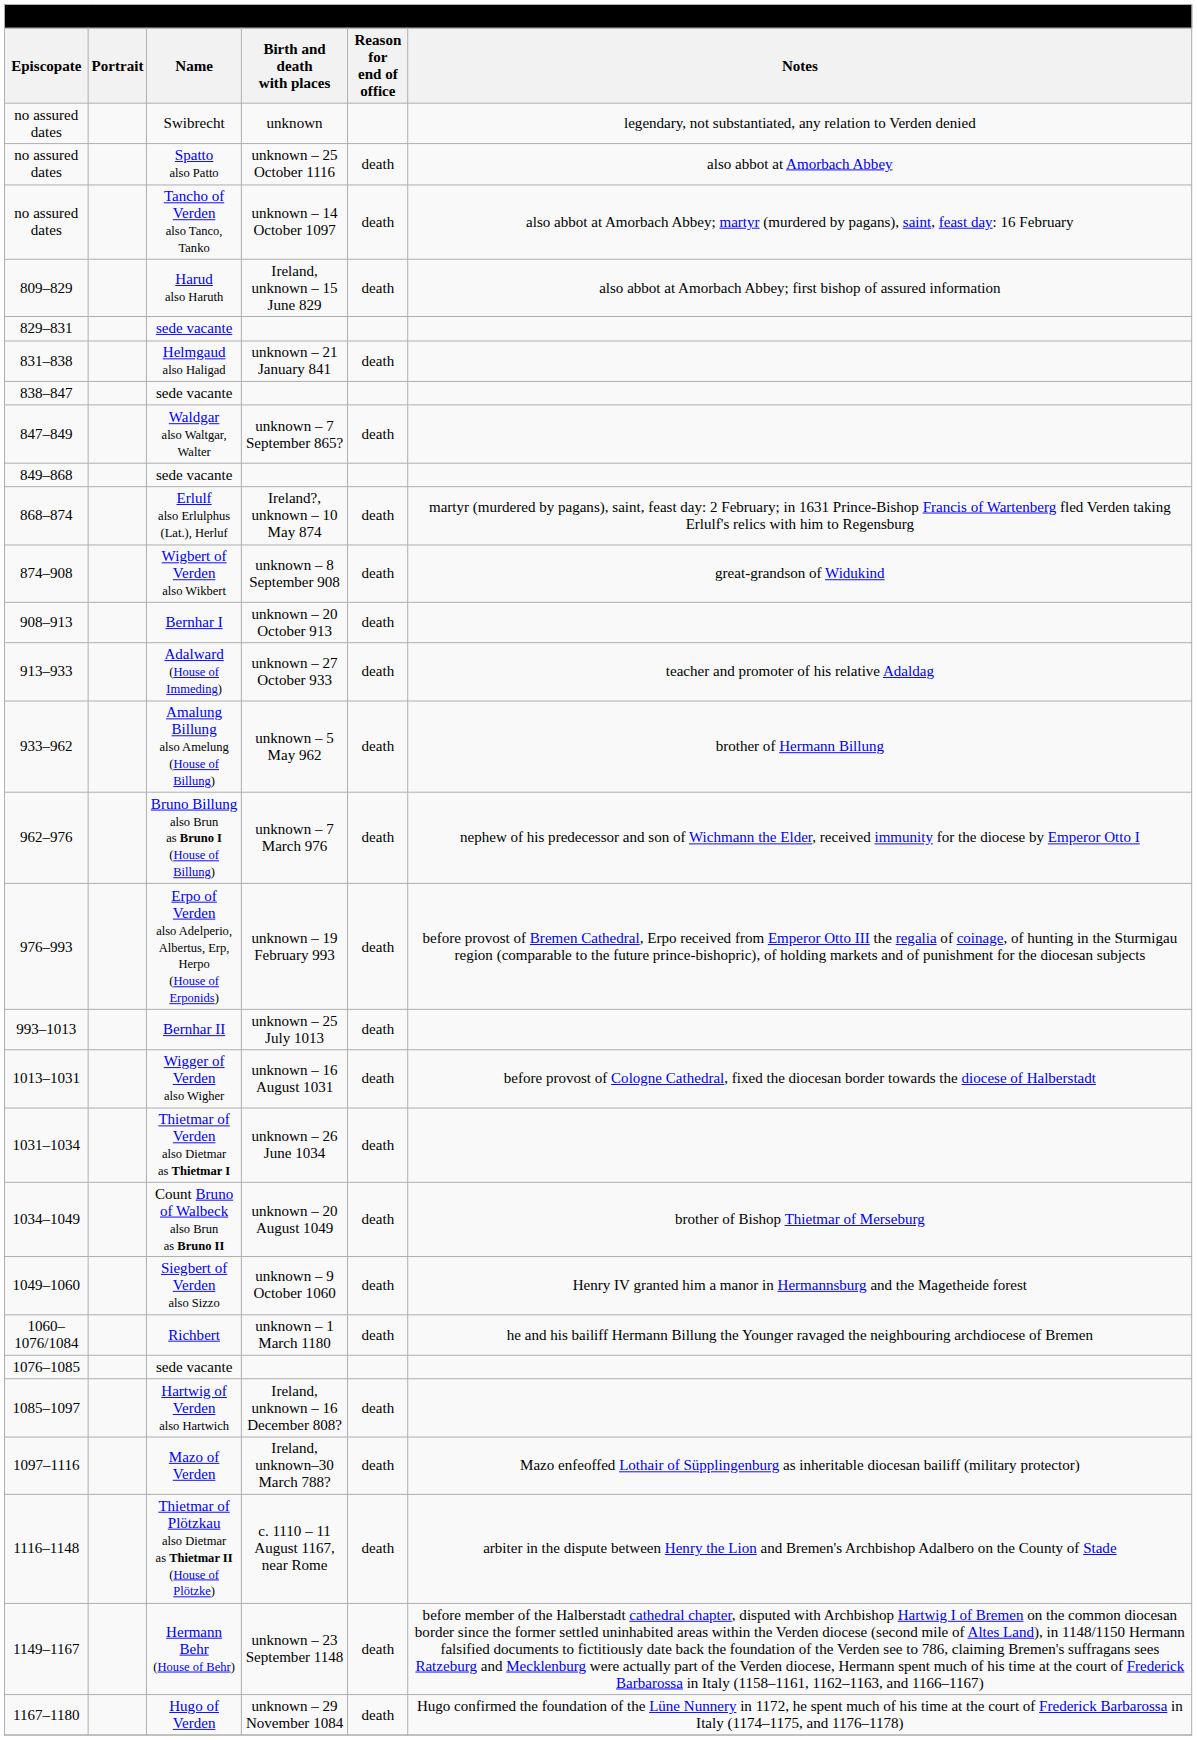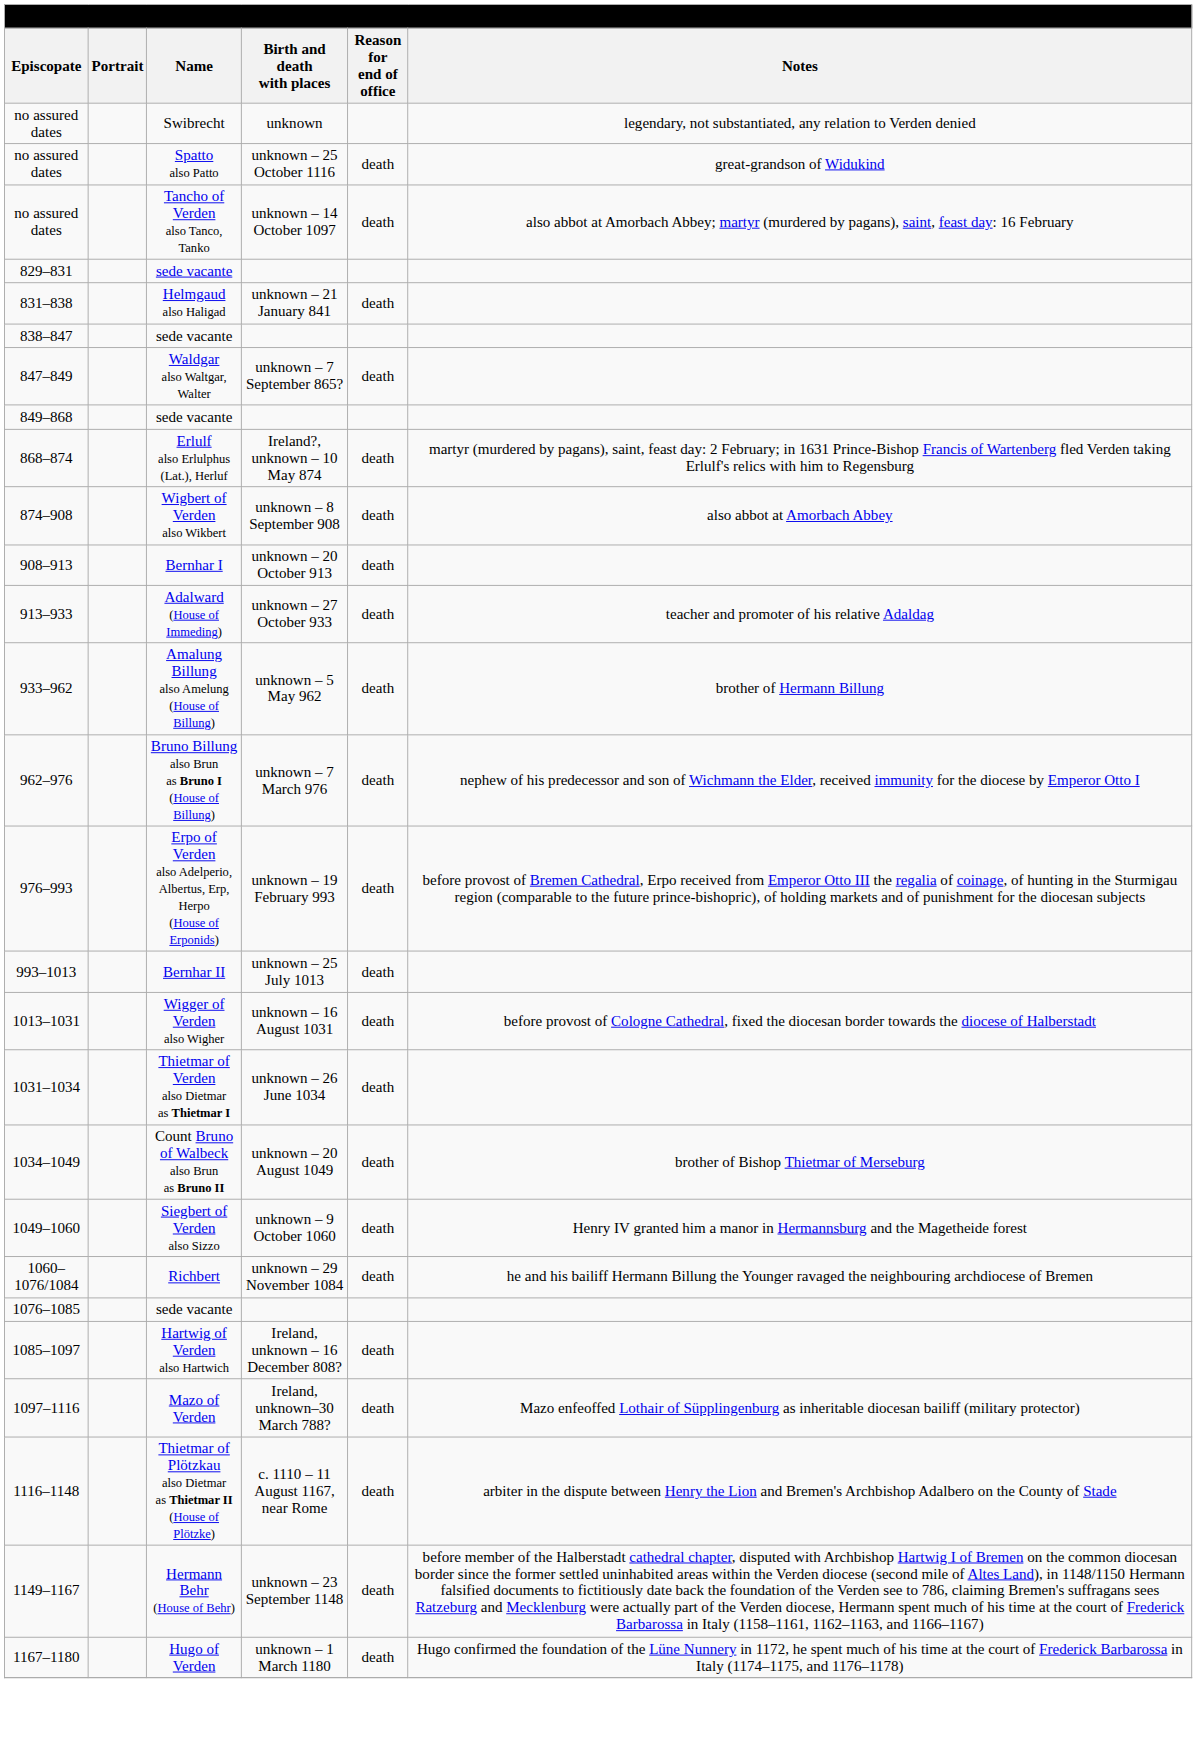(800, 164) also abbot at Amorbach Abbey -> (800, 164) great-grandson of Widukind
- row: (46, 287)
(800, 573) great-grandson of Widukind -> (800, 515) also abbot at Amorbach Abbey
(295, 1334) unknown – 1 March 1180 -> (295, 1277) unknown – 29 November 1084
(295, 1714) unknown – 29 November 1084 -> (295, 1657) unknown – 1 March 1180
